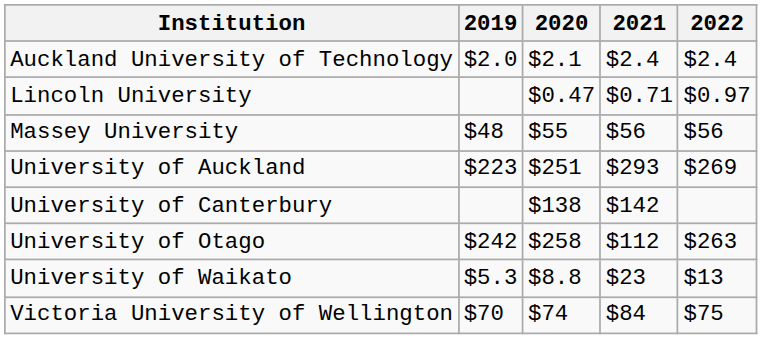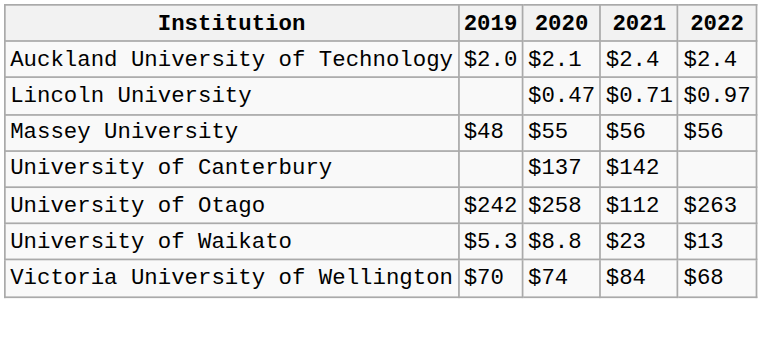- row: (158, 169)
(555, 205) $138 -> (555, 169) $137
(704, 315) $75 -> (704, 278) $68
